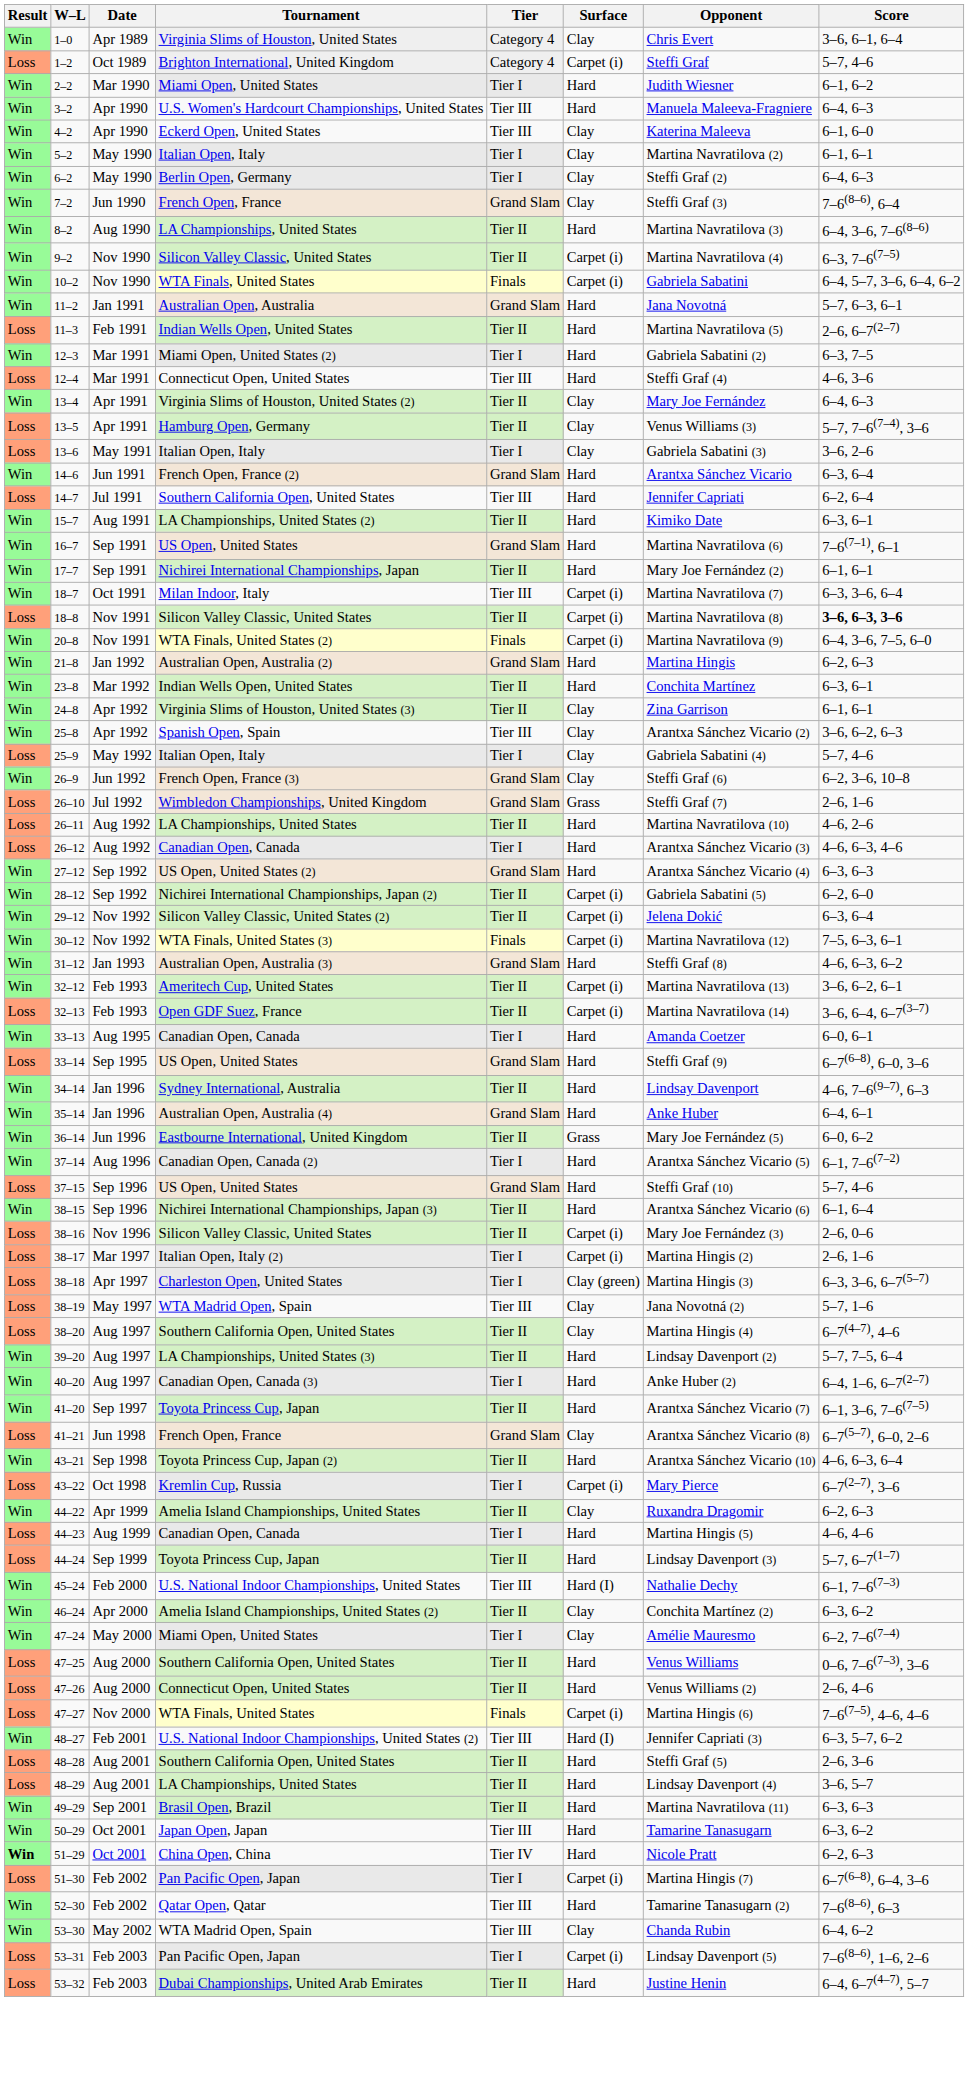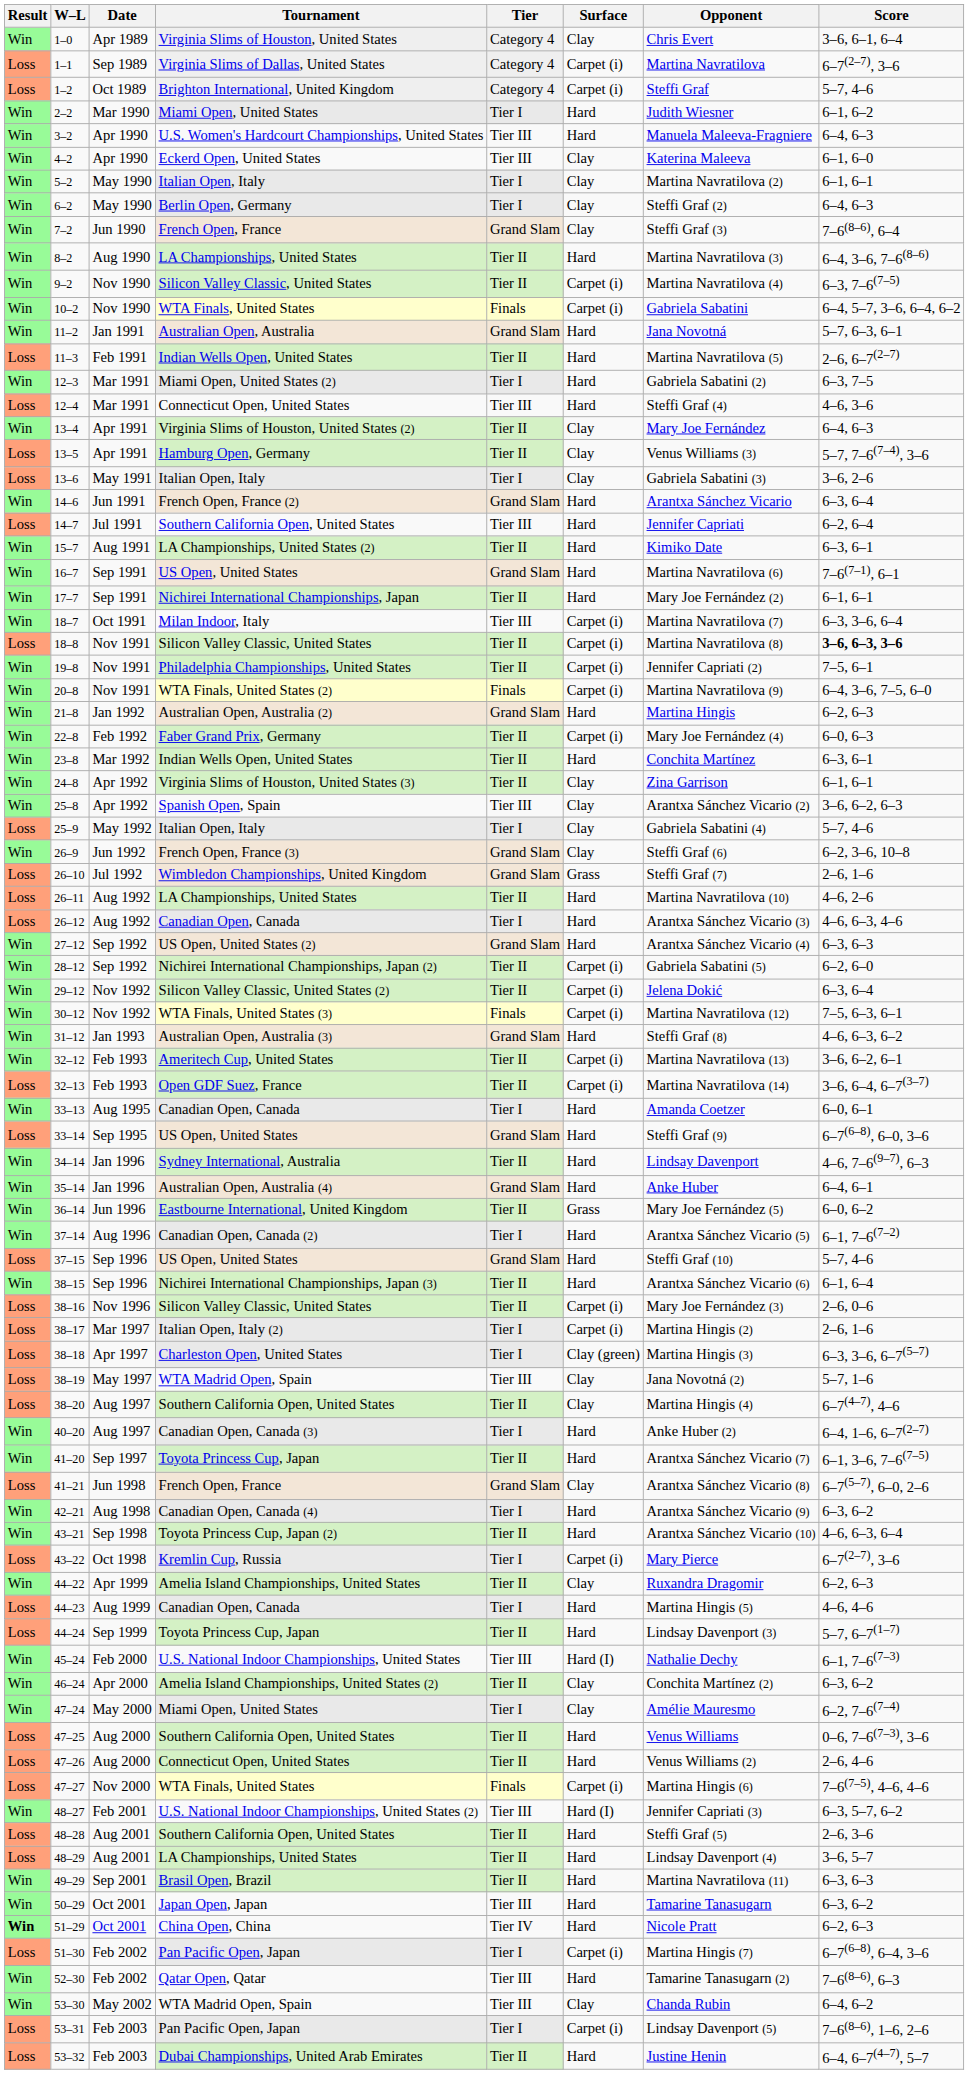+ row: (63, 65)
+ row: (66, 667)
+ row: (66, 737)
- row: (69, 1357)
+ row: (69, 1511)
